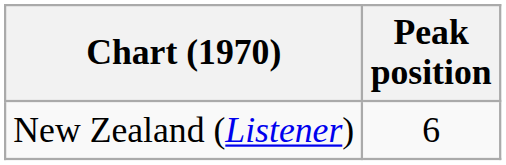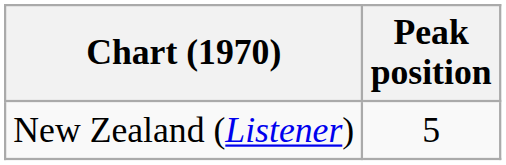(431, 129) 6 -> (431, 129) 5
